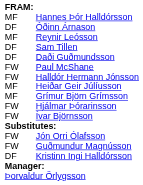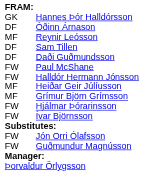(11, 17) MF -> (11, 17) GK
- row: (84, 156)
